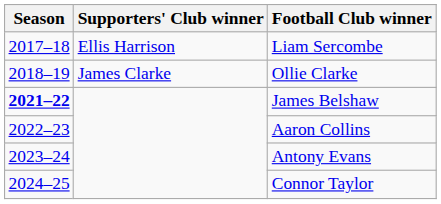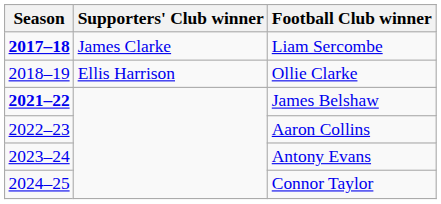(39, 45) normal -> (39, 45) bold
(126, 45) Ellis Harrison -> (124, 45) James Clarke
(124, 73) James Clarke -> (126, 73) Ellis Harrison
